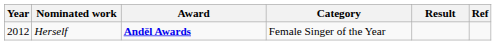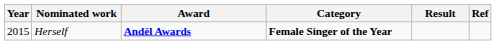(18, 31) 2012 -> (18, 31) 2015
(327, 31) normal -> (330, 31) bold
